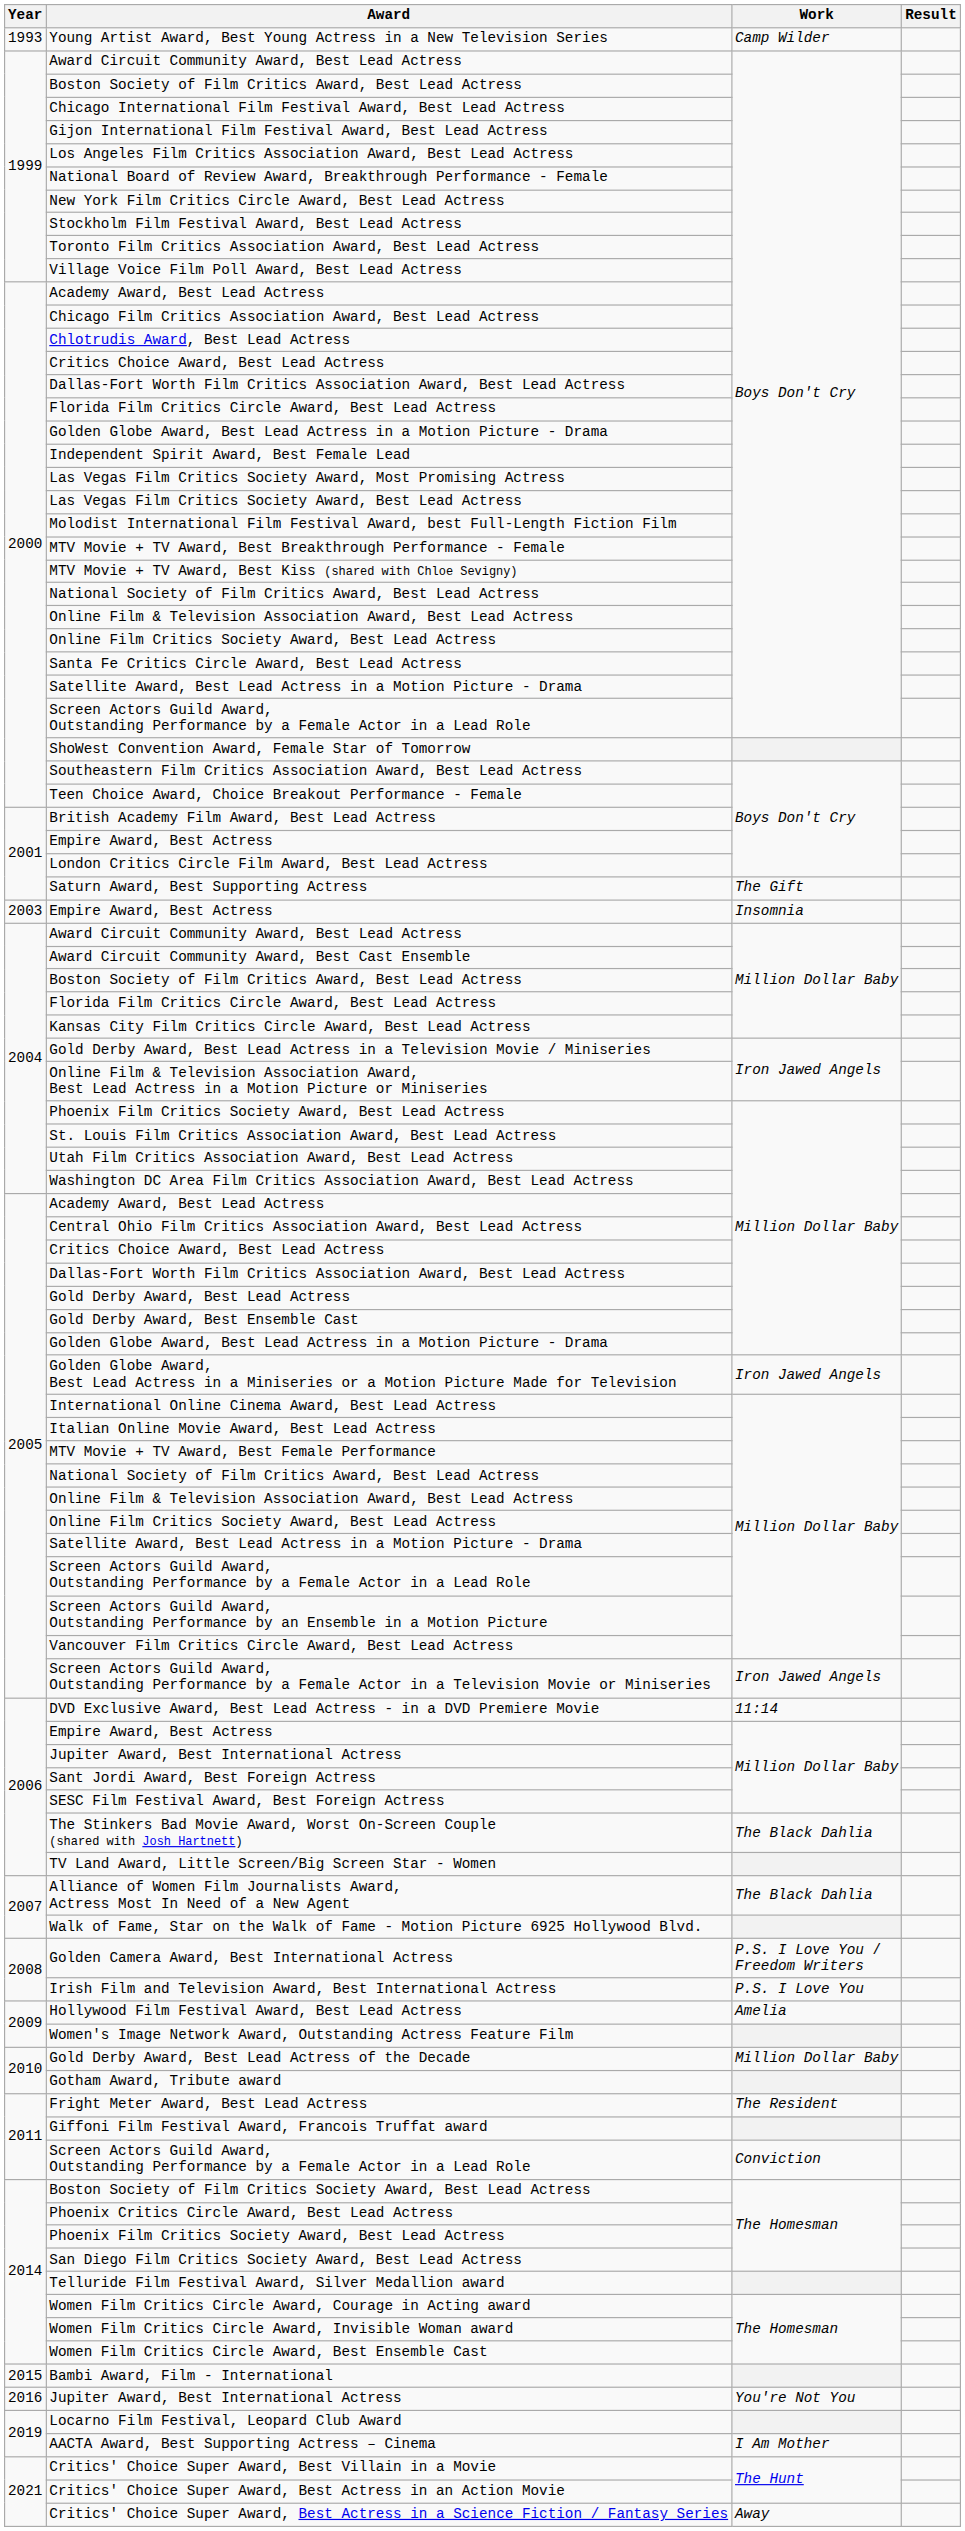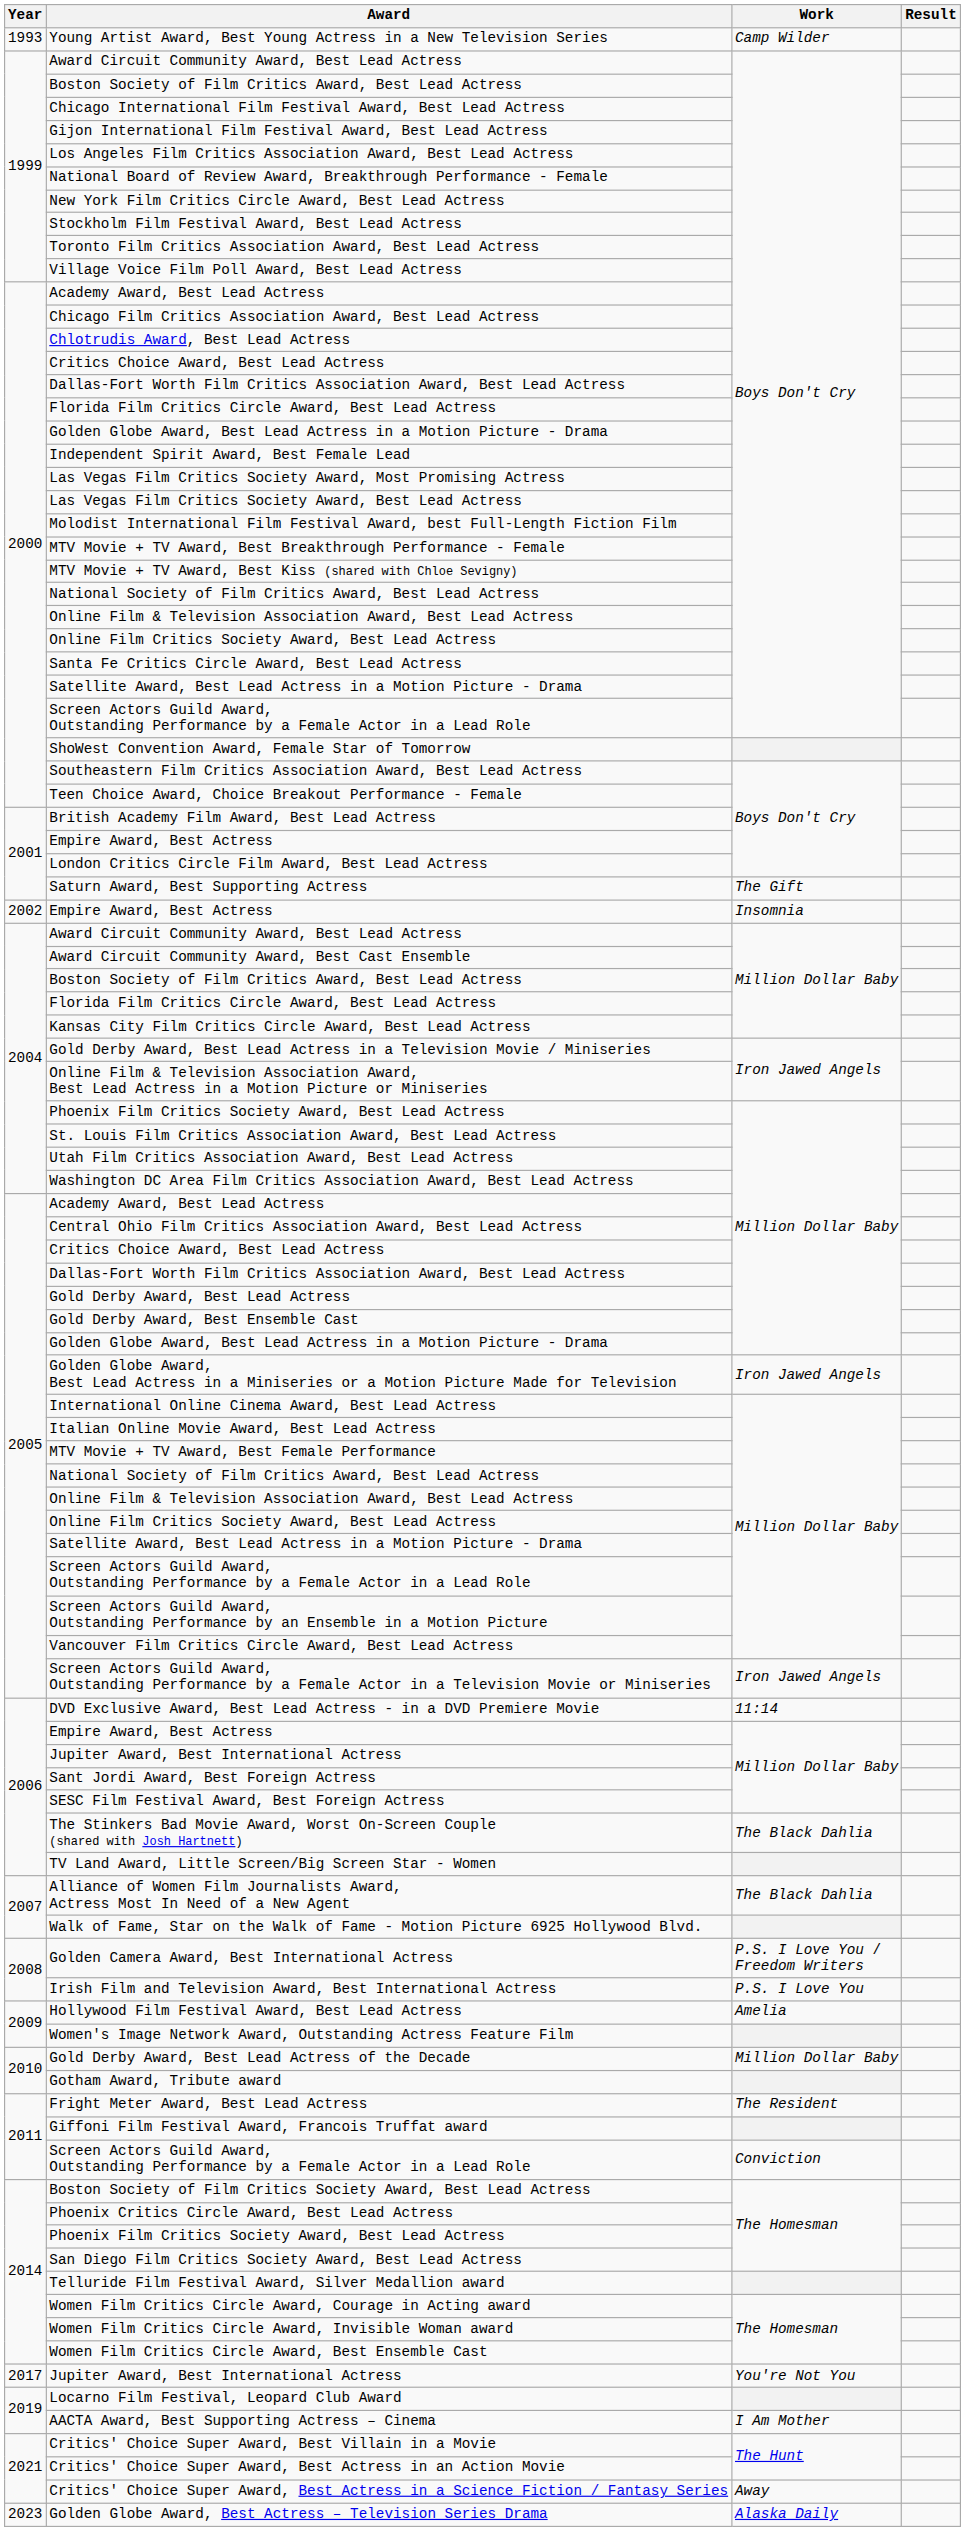(25, 912) 2003 -> (25, 912) 2002
- row: (191, 2376)
(25, 2399) 2016 -> (25, 2376) 2017
+ row: (298, 2515)
